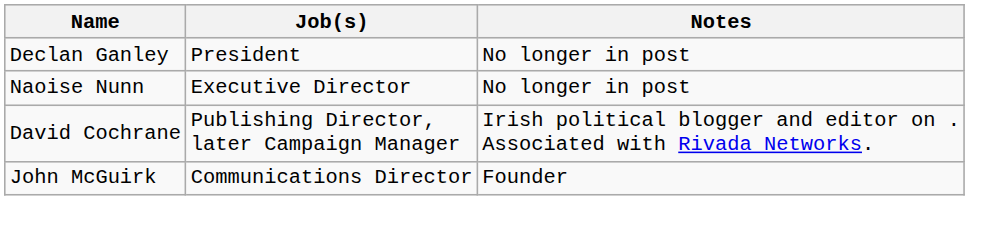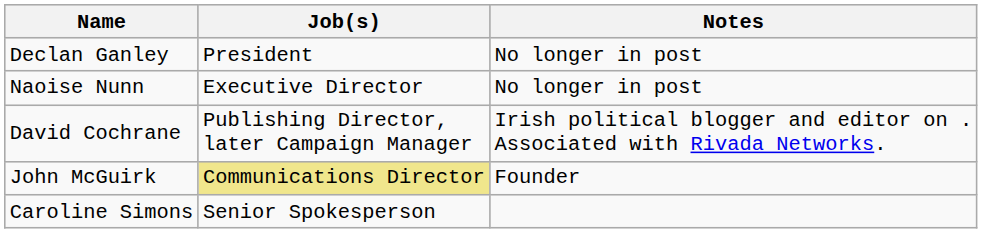(332, 178) no background -> (344, 178) khaki background
+ row: (102, 211)
